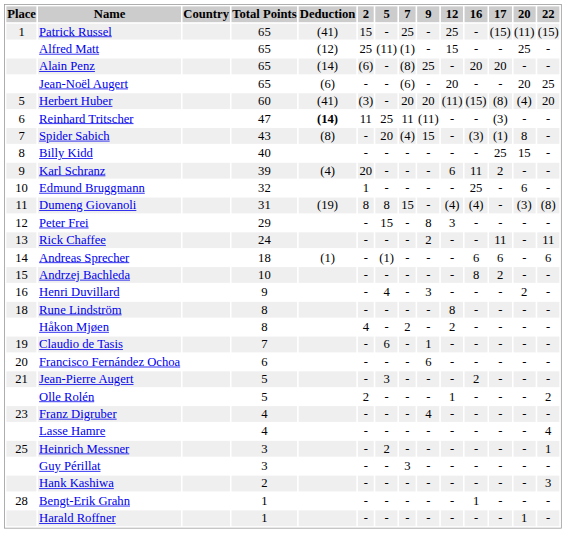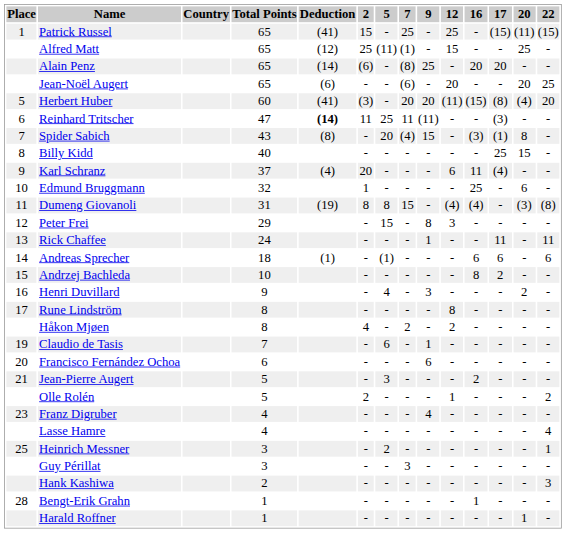(264, 170) 39 -> (264, 170) 37
(500, 170) 2 -> (500, 170) (4)
(428, 240) 2 -> (428, 240) 1
(22, 309) 18 -> (22, 309) 17
